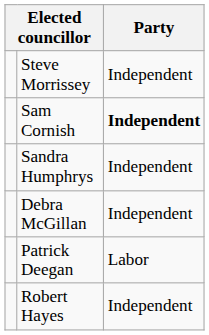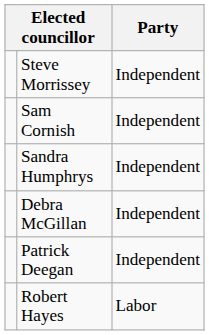(154, 120) bold -> (158, 120) normal
(128, 259) Labor -> (158, 259) Independent
(150, 306) Independent -> (136, 306) Labor
